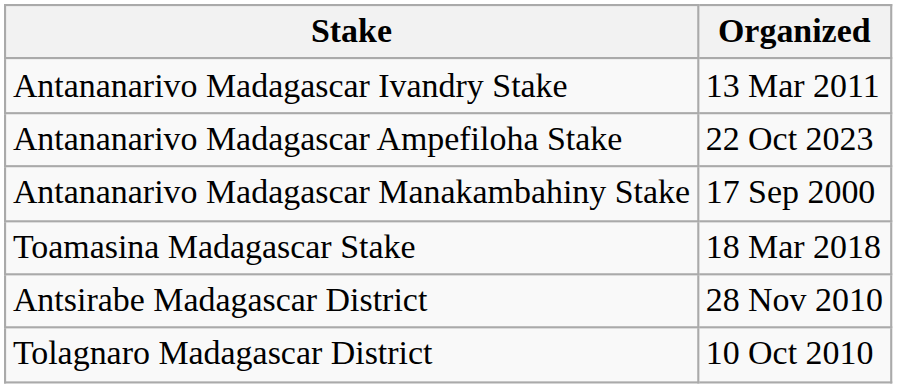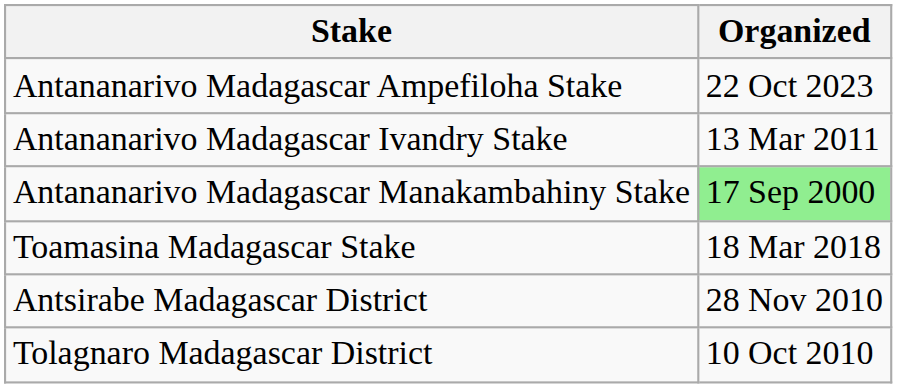rows swapped: (318, 138) <-> (290, 85)
(791, 192) no background -> (791, 192) lightgreen background
